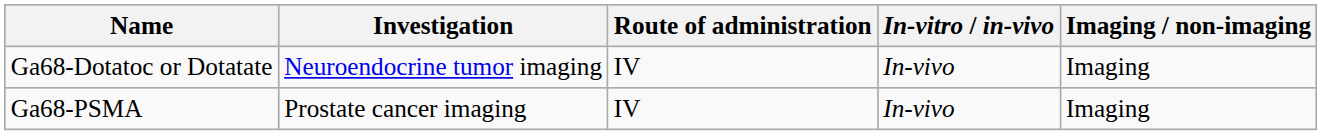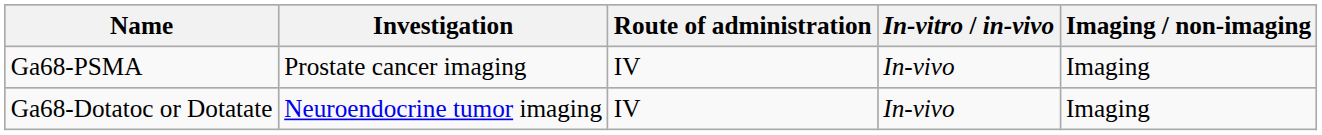rows swapped: (142, 67) <-> (77, 108)
